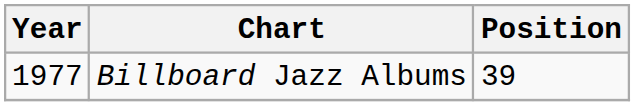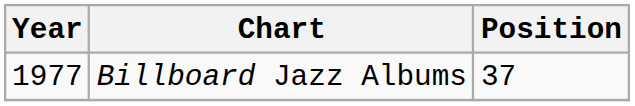(499, 77) 39 -> (499, 77) 37
